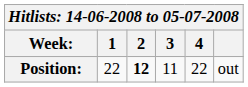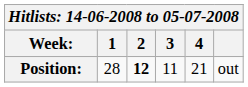(112, 69) 22 -> (112, 69) 28
(199, 69) 22 -> (199, 69) 21
